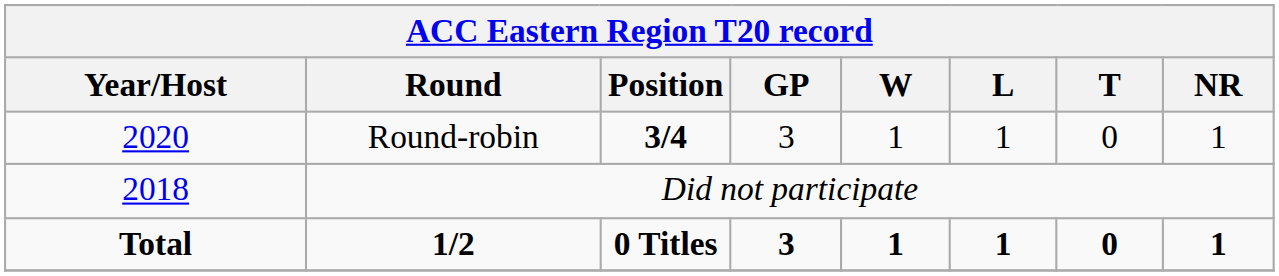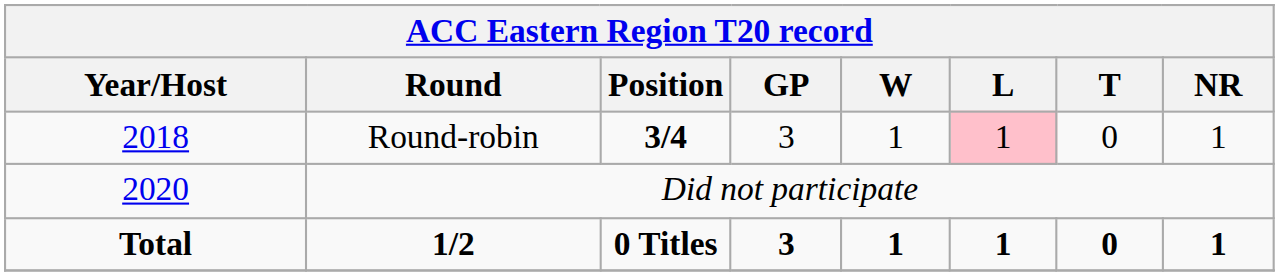(156, 137) 2020 -> (156, 137) 2018
(1003, 137) no background -> (1003, 137) pink background
(156, 190) 2018 -> (156, 190) 2020
